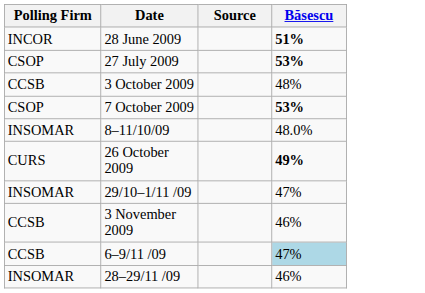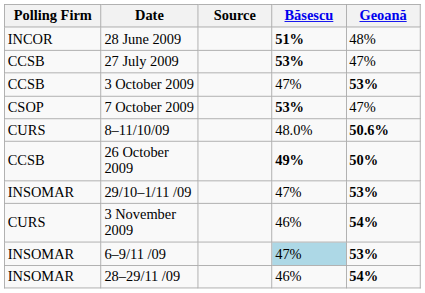+ column: (383, 15)
(26, 61) CSOP -> (26, 61) CCSB
(288, 84) 48% -> (288, 84) 47%
(41, 130) INSOMAR -> (27, 130) CURS
(27, 161) CURS -> (26, 161) CCSB
(26, 222) CCSB -> (27, 222) CURS
(26, 253) CCSB -> (41, 253) INSOMAR
